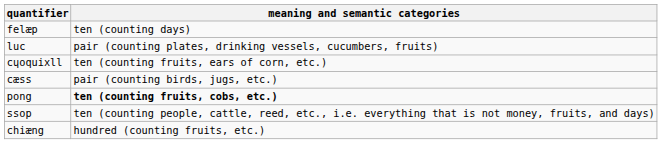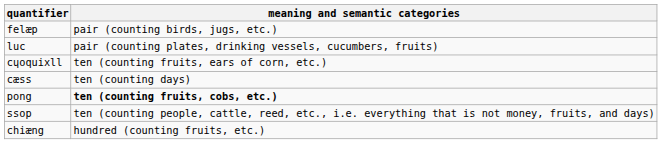(132, 30) ten (counting days) -> (176, 30) pair (counting birds, jugs, etc.)
(176, 80) pair (counting birds, jugs, etc.) -> (132, 80) ten (counting days)
